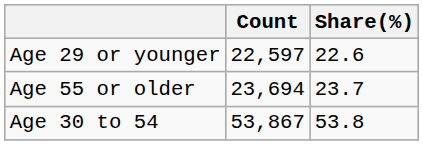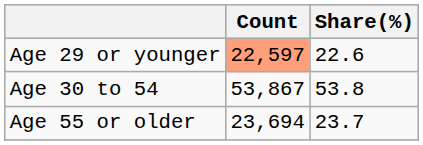(268, 55) no background -> (268, 55) lightsalmon background
rows swapped: (84, 123) <-> (103, 89)
